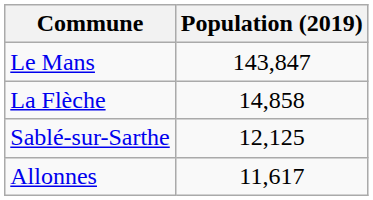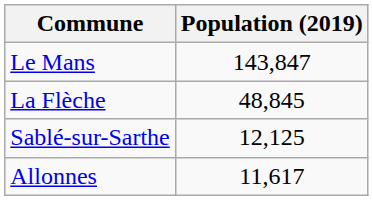(272, 99) 14,858 -> (272, 99) 48,845
